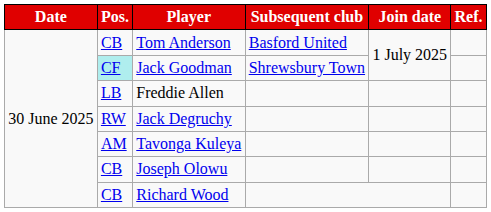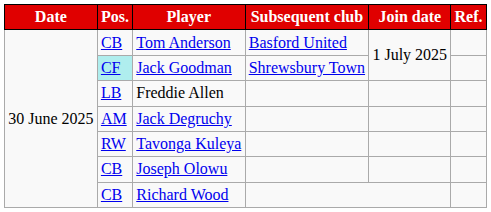(113, 118) RW -> (114, 118) AM
(114, 144) AM -> (113, 144) RW
